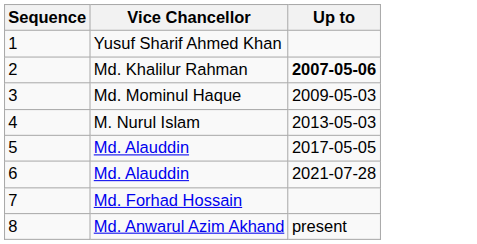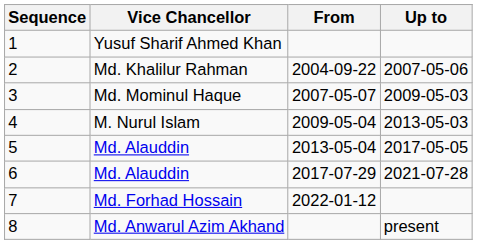+ column: (334, 17)
(334, 69) bold -> (426, 69) normal
